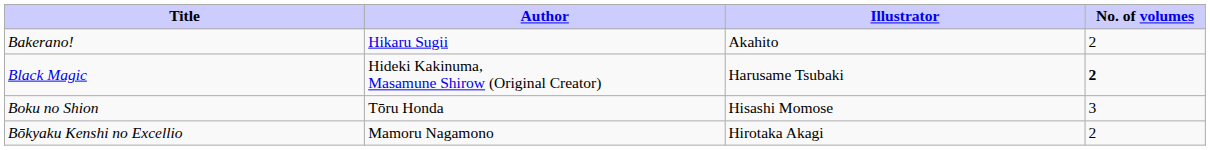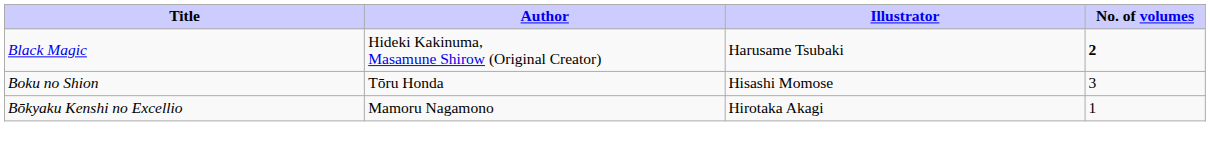- row: (41, 41)
(1092, 132) 2 -> (1092, 108) 1
